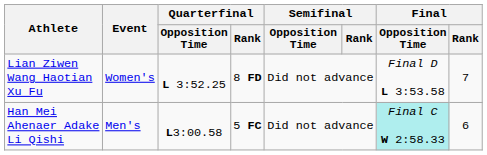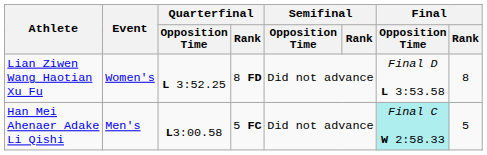(466, 78) 7 -> (466, 78) 8
(466, 126) 6 -> (466, 126) 5
